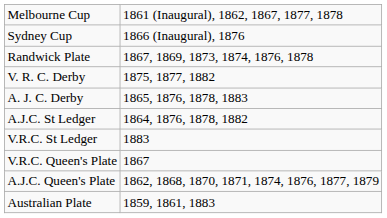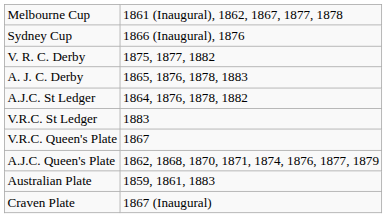- row: (49, 56)
+ row: (41, 202)
